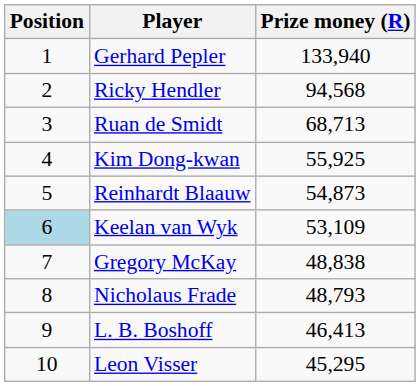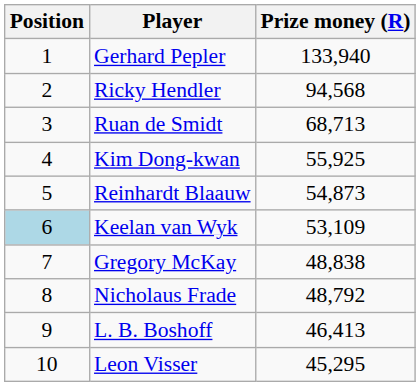(336, 295) 48,793 -> (336, 295) 48,792
